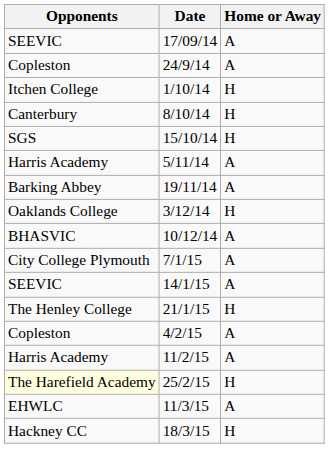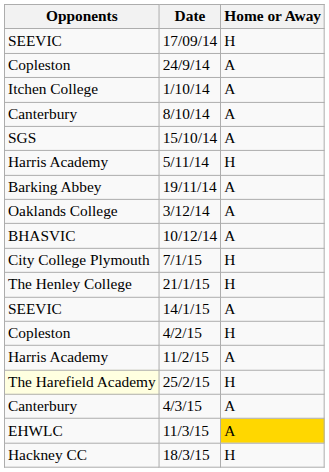(230, 41) A -> (230, 41) H
(230, 89) H -> (230, 89) A
(230, 114) H -> (230, 114) A
(230, 138) H -> (230, 138) A
(230, 162) A -> (230, 162) H
(230, 211) H -> (230, 211) A
(230, 260) A -> (230, 260) H
rows swapped: (186, 284) <-> (186, 308)
(230, 333) A -> (230, 333) H
+ row: (182, 406)
(230, 406) no background -> (230, 430) gold background
